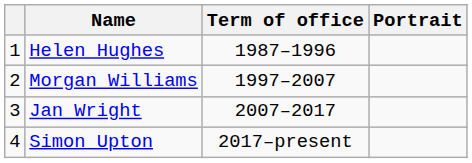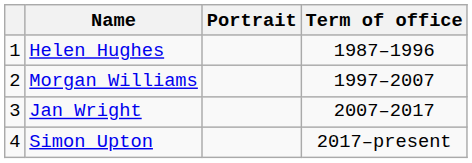columns swapped: (418, 20) <-> (285, 20)
